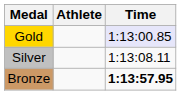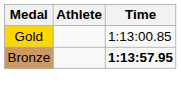(140, 36) lavender background -> (140, 36) no background
- row: (29, 57)
